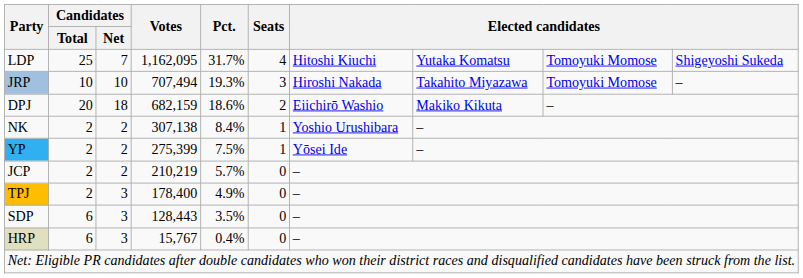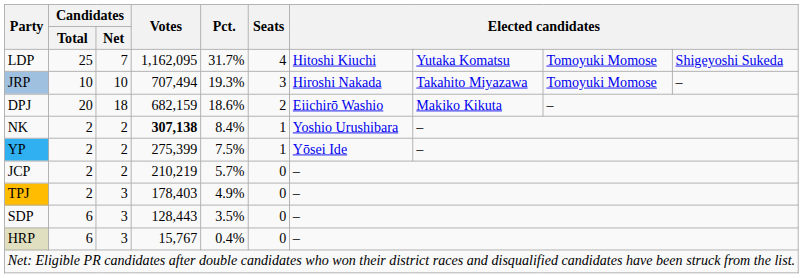(174, 127) normal -> (174, 127) bold
(174, 194) 178,400 -> (174, 194) 178,403
